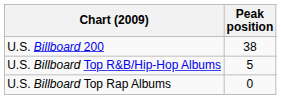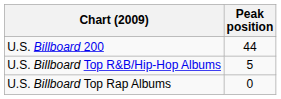(250, 46) 38 -> (250, 46) 44
